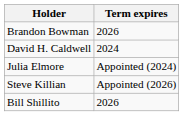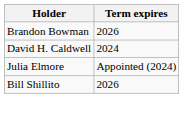- row: (36, 84)
